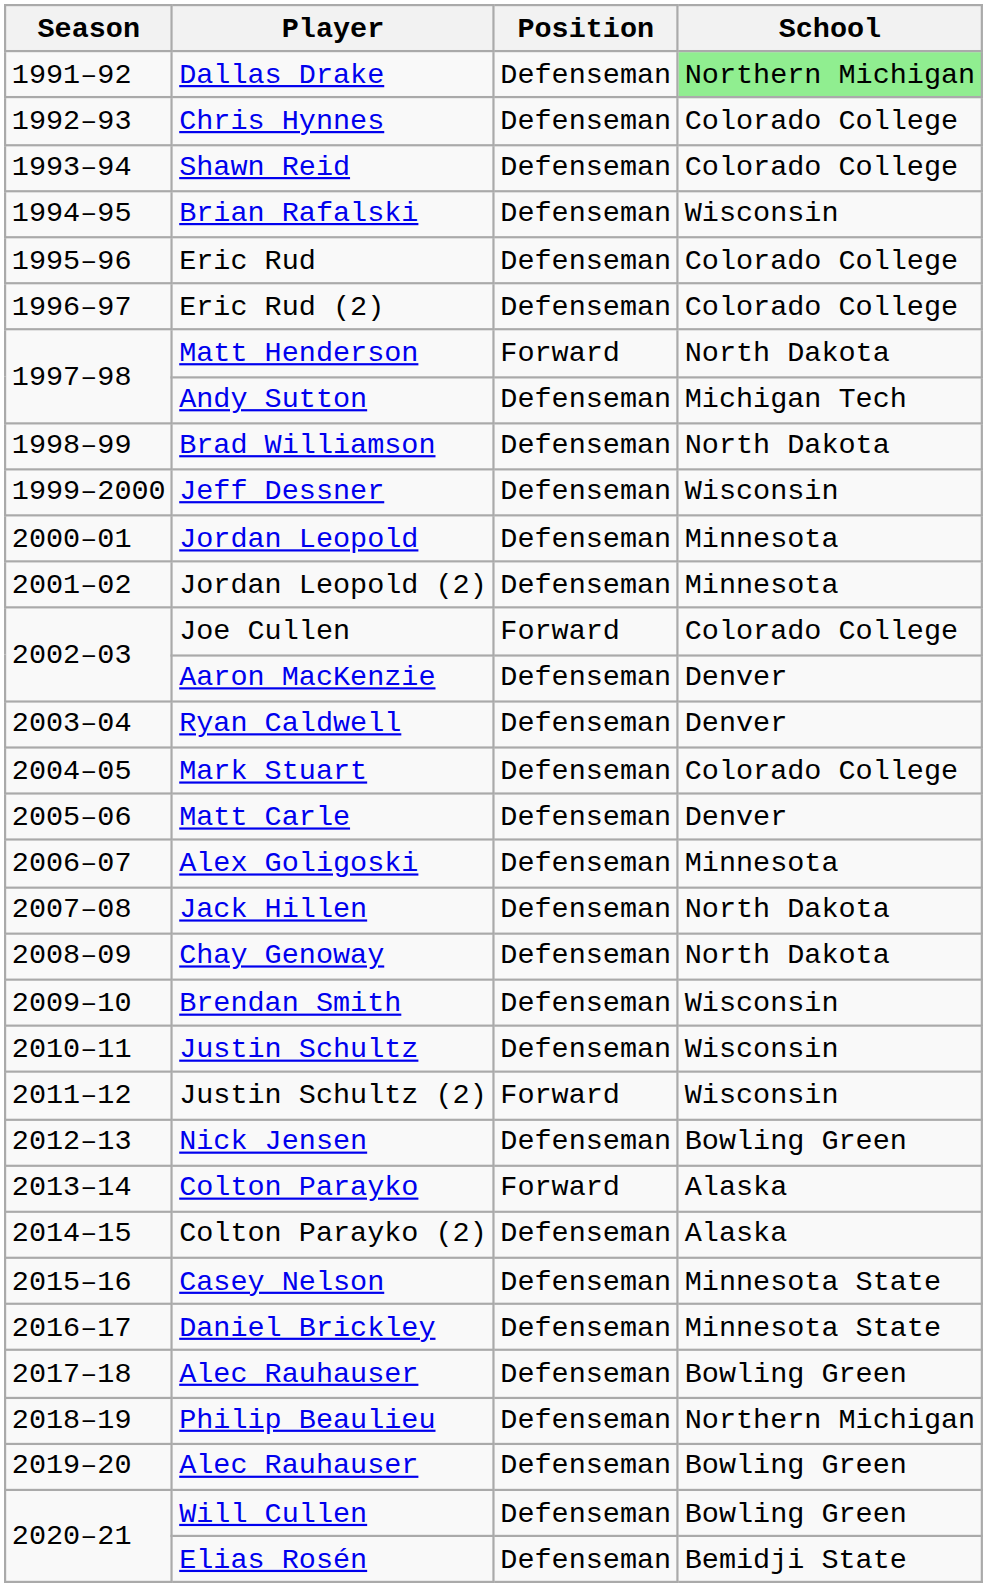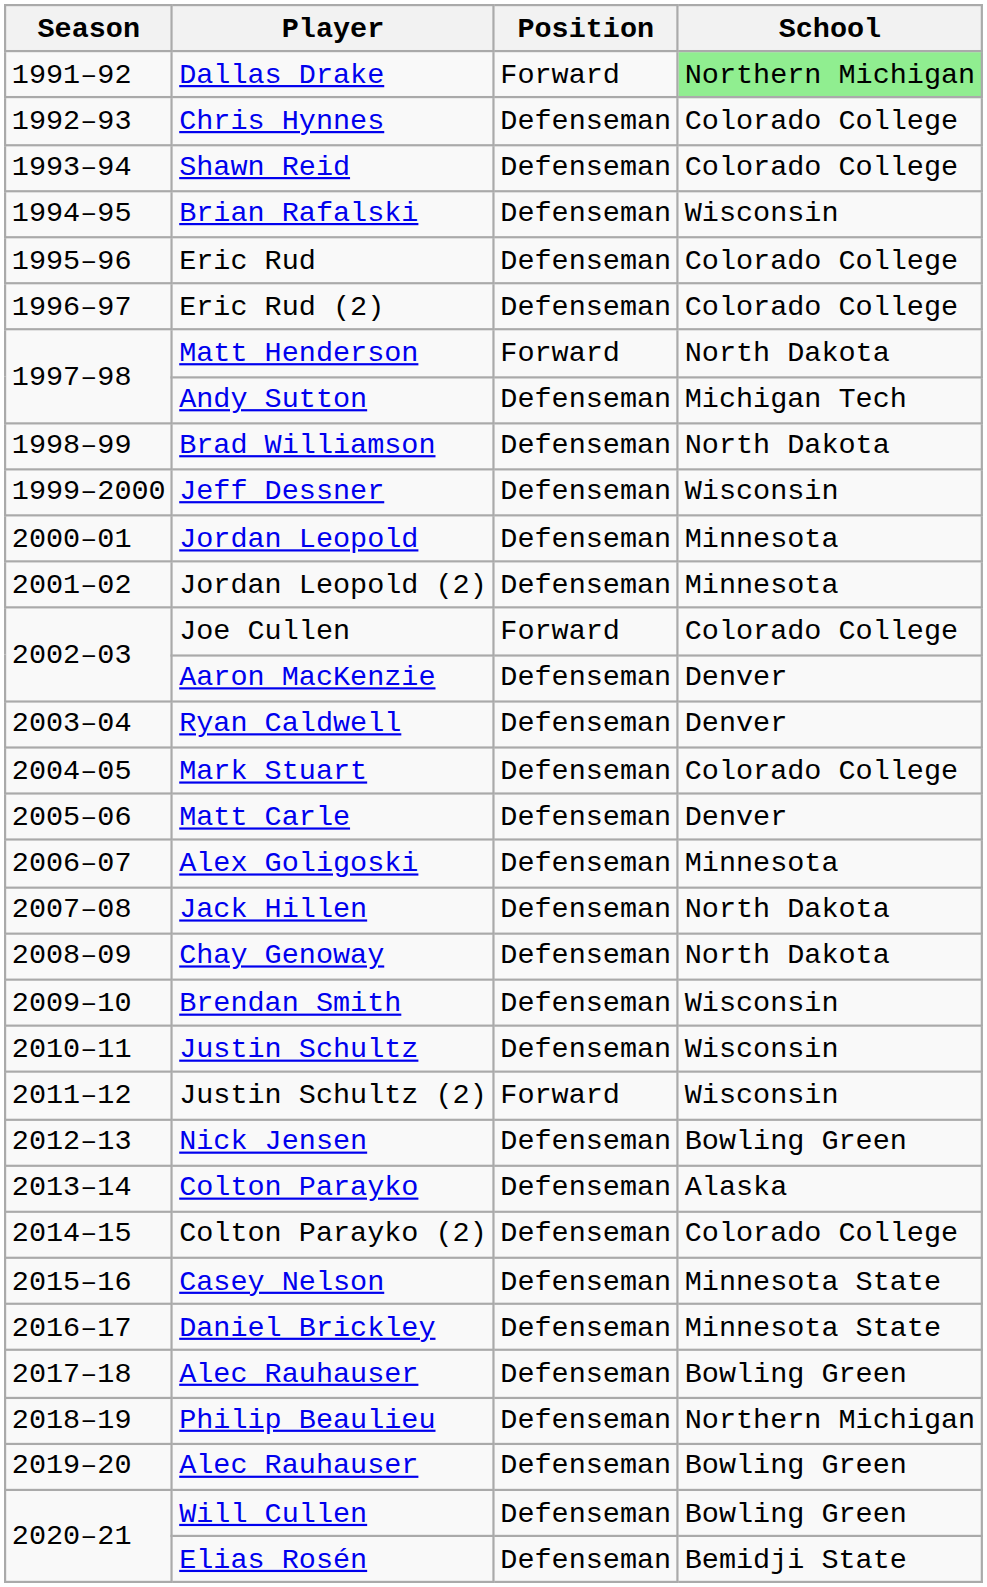(586, 75) Defenseman -> (560, 75) Forward
(560, 1188) Forward -> (586, 1188) Defenseman
(736, 1235) Alaska -> (821, 1235) Colorado College
